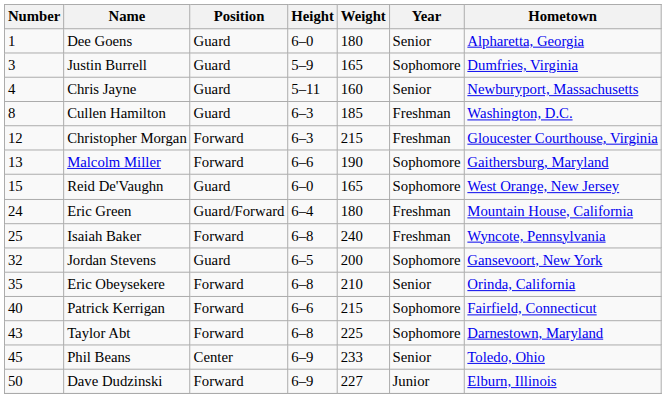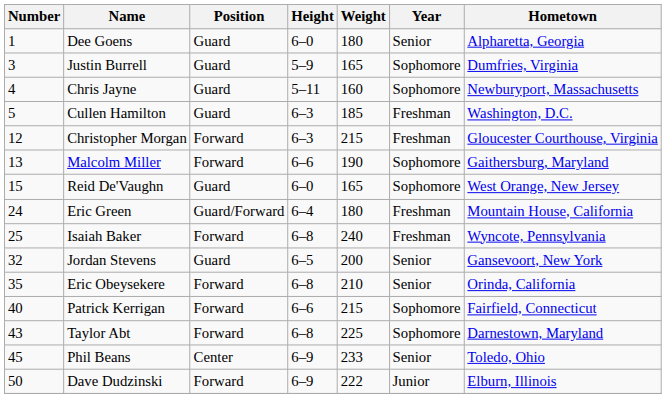(412, 89) Senior -> (427, 89) Sophomore
(12, 114) 8 -> (12, 114) 5
(427, 259) Sophomore -> (412, 259) Senior
(352, 381) 227 -> (352, 381) 222
